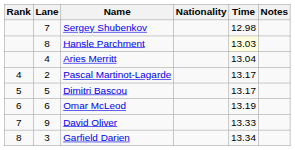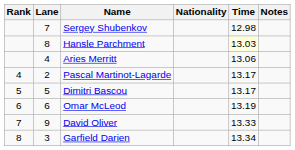(243, 59) 13.04 -> (243, 59) 13.06
